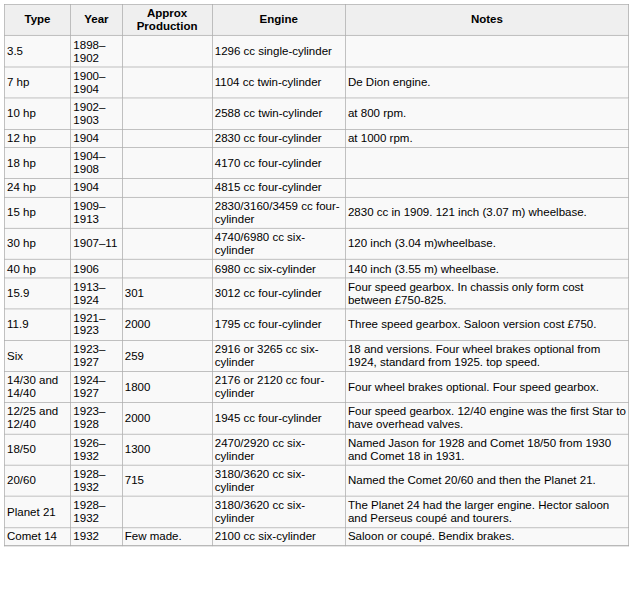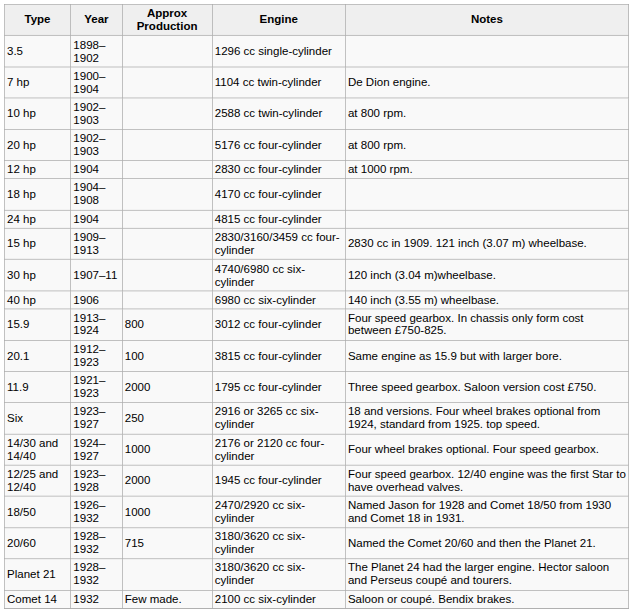+ row: (21, 145)
(134, 293) 301 -> (134, 324) 800
+ row: (18, 355)
(134, 355) 259 -> (134, 418) 250
(138, 387) 1800 -> (138, 449) 1000
(138, 449) 1300 -> (138, 512) 1000
